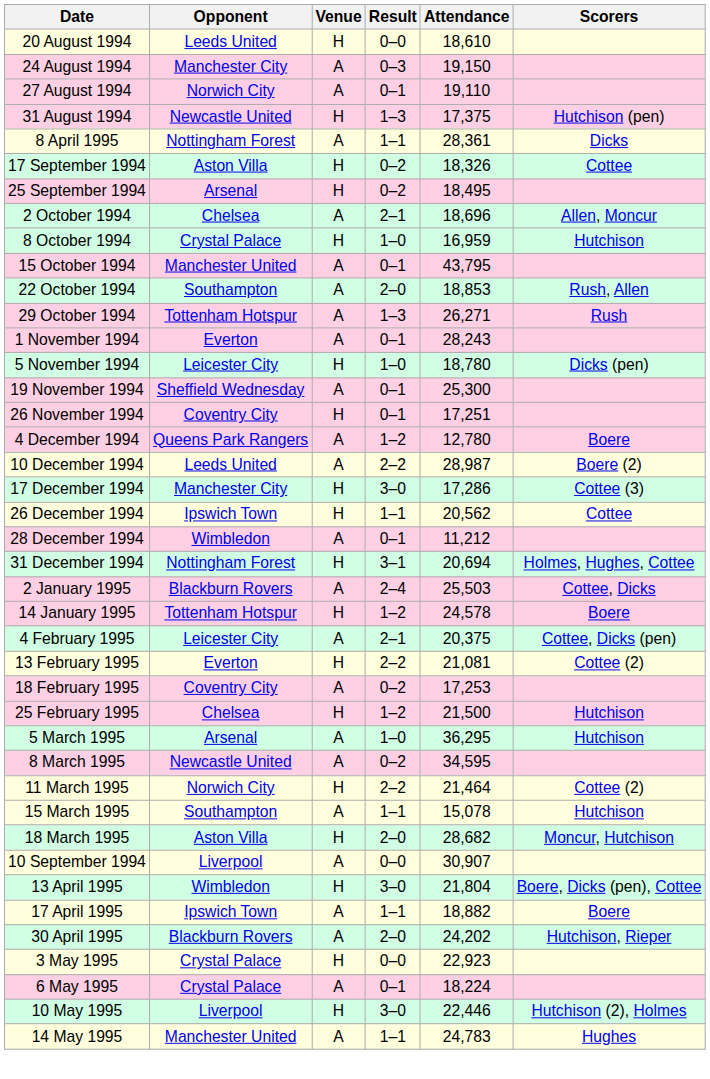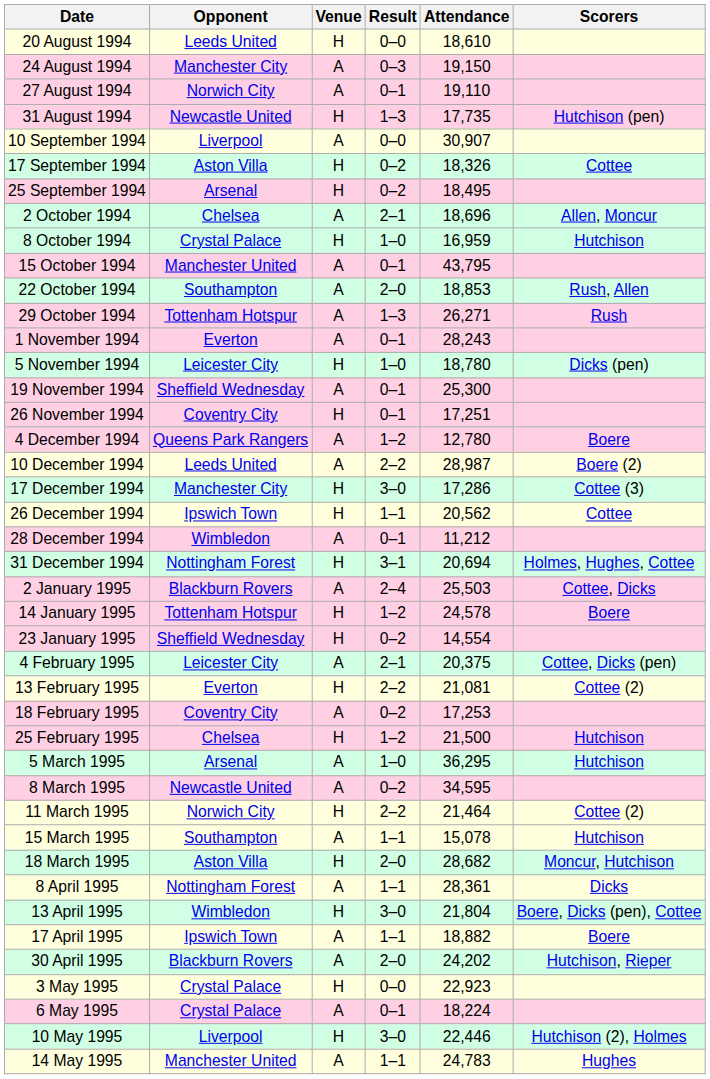(467, 116) 17,375 -> (467, 116) 17,735
rows swapped: (77, 862) <-> (77, 141)
+ row: (77, 638)
